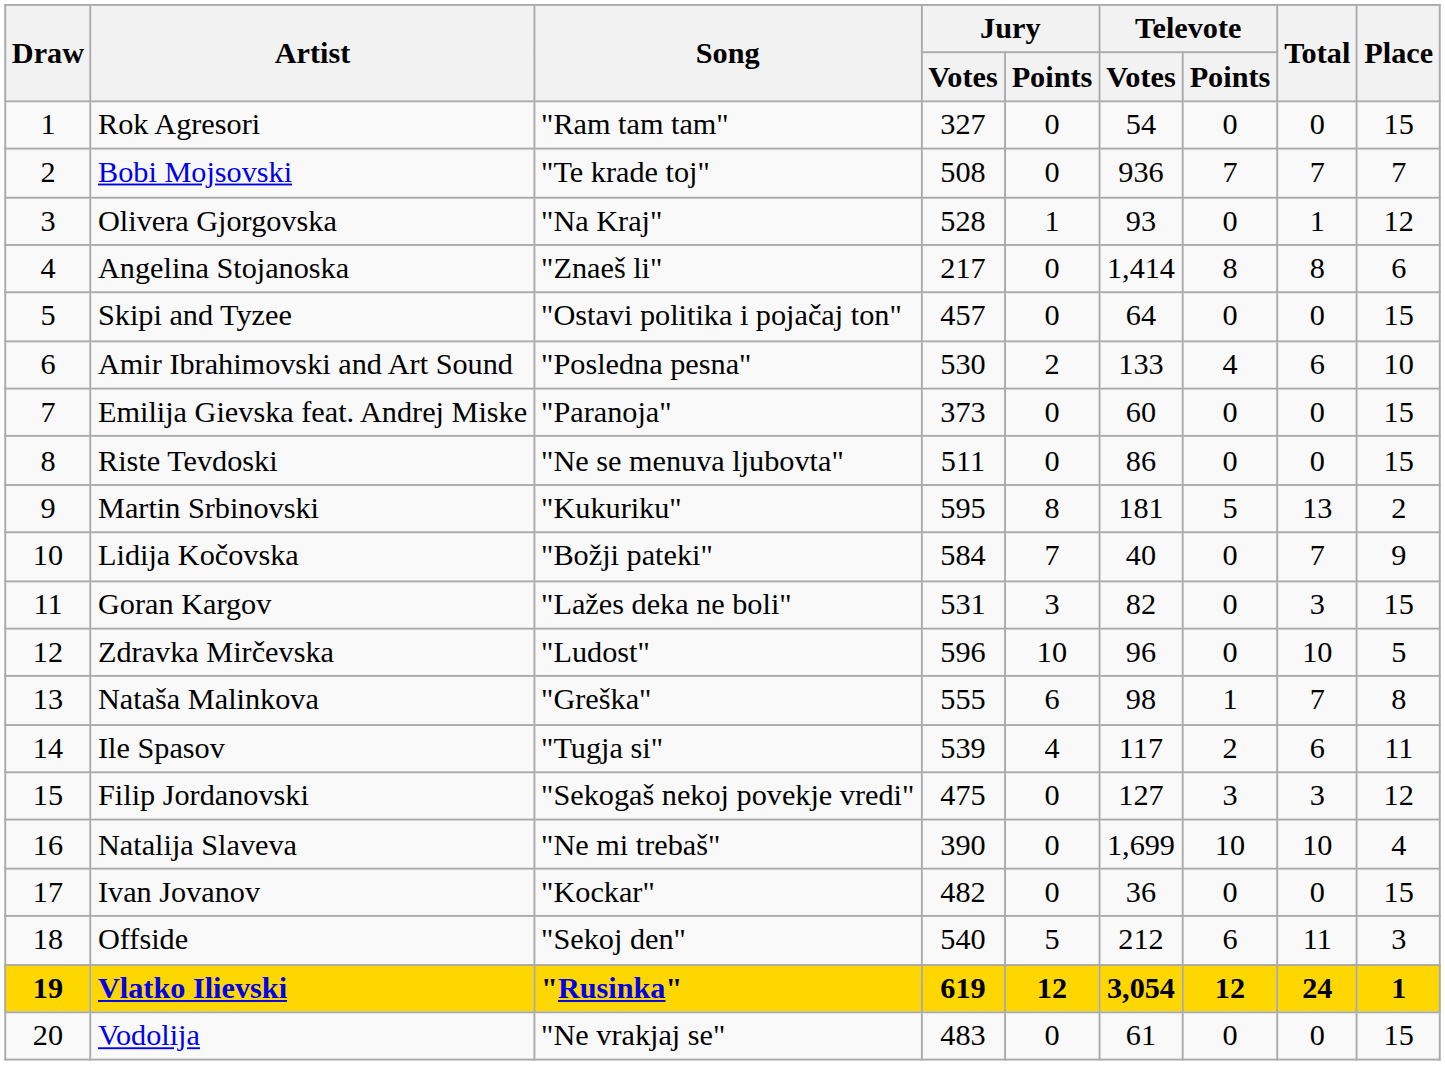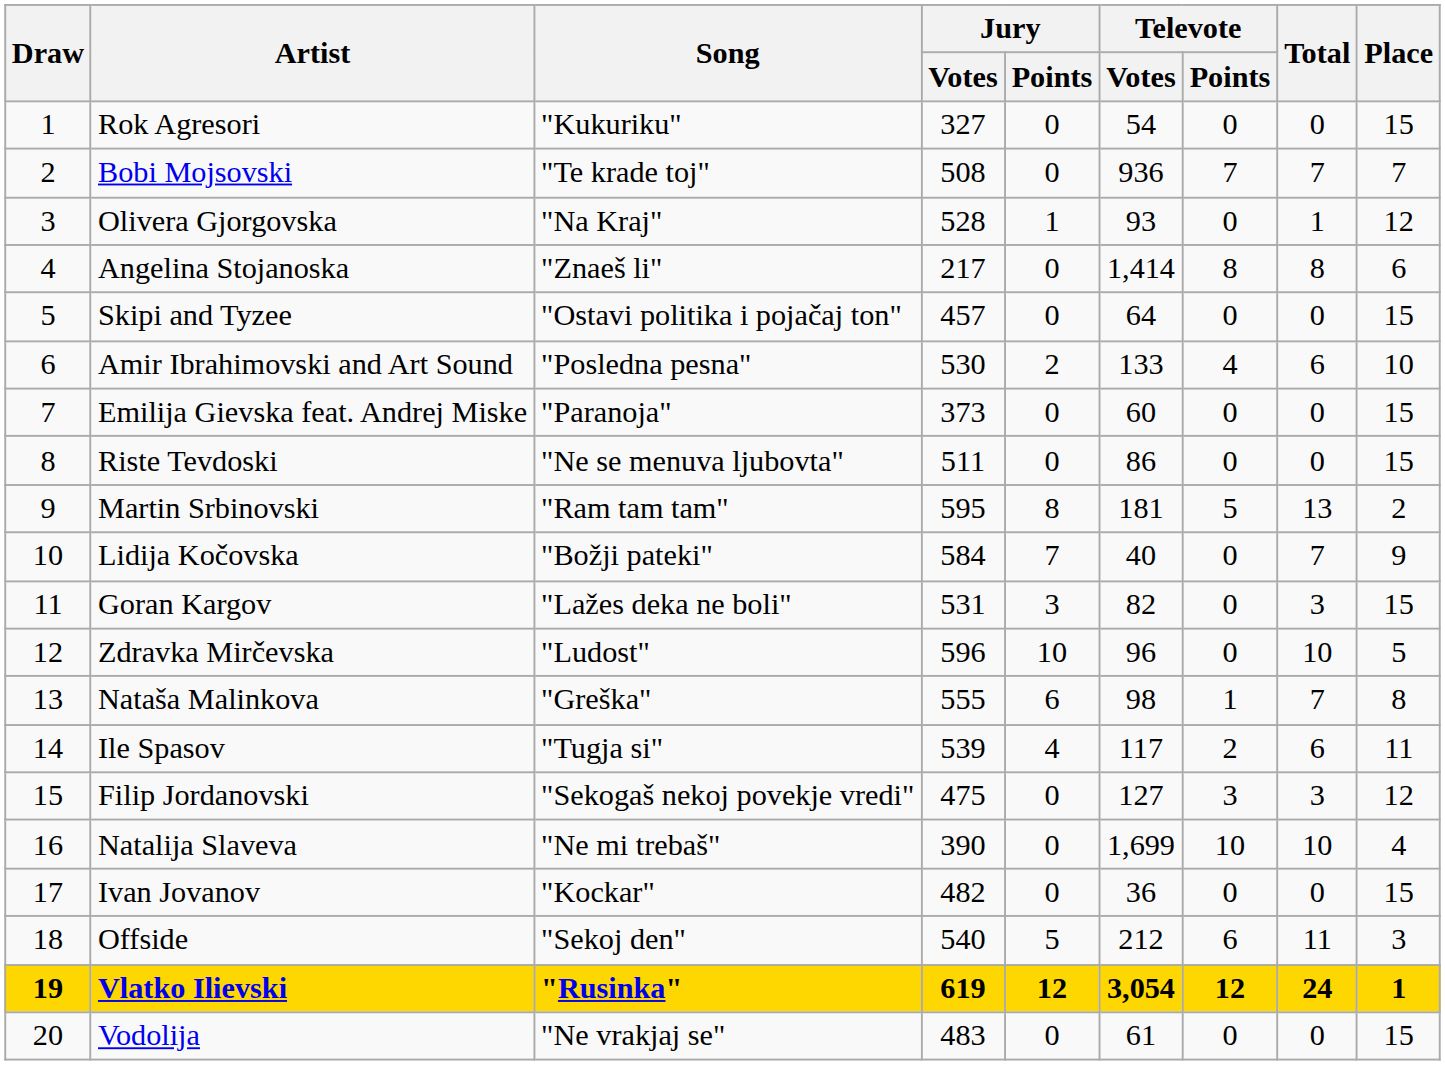(635, 124) "Ram tam tam" -> (611, 124) "Kukuriku"
(611, 508) "Kukuriku" -> (635, 508) "Ram tam tam"
